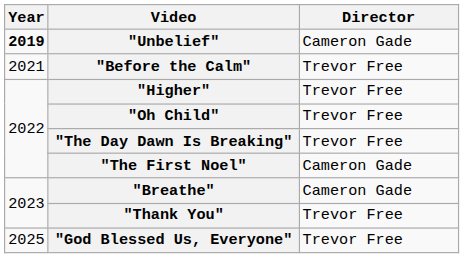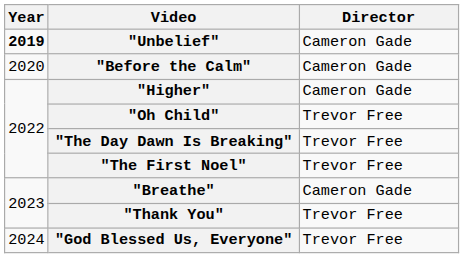(26, 67) 2021 -> (26, 67) 2020
(353, 67) Trevor Free -> (357, 67) Cameron Gade
(353, 91) Trevor Free -> (357, 91) Cameron Gade
(357, 166) Cameron Gade -> (353, 166) Trevor Free
(26, 240) 2025 -> (26, 240) 2024
